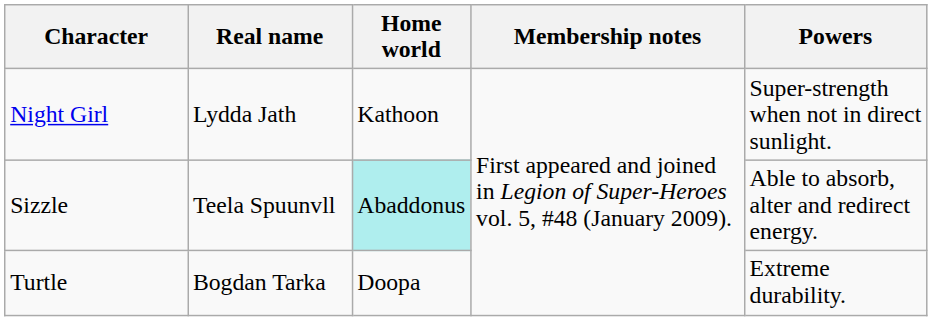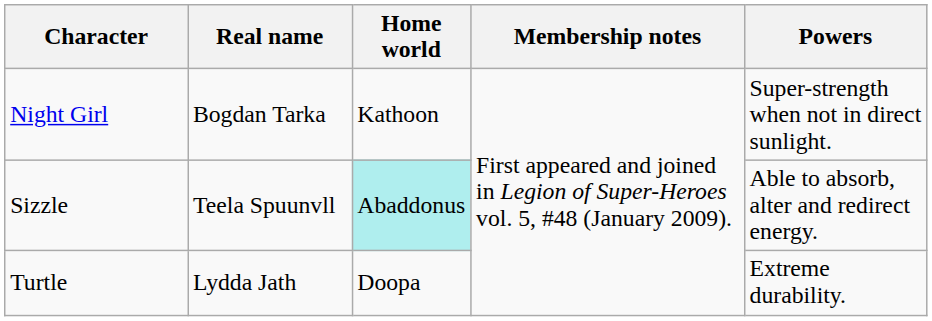(245, 114) Lydda Jath -> (259, 114) Bogdan Tarka
(259, 282) Bogdan Tarka -> (245, 282) Lydda Jath
